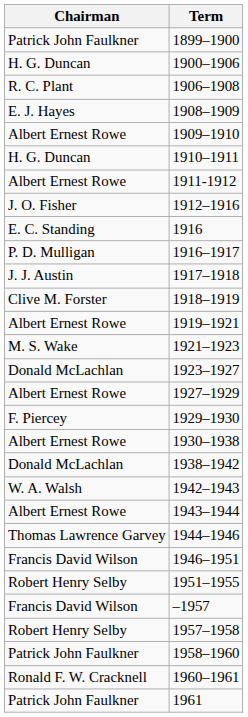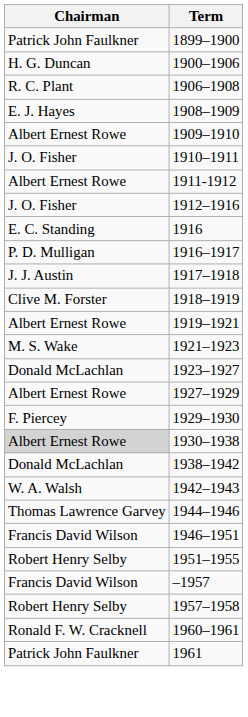(49, 157) H. G. Duncan -> (42, 157) J. O. Fisher
(67, 441) no background -> (67, 441) lightgrey background
- row: (206, 511)
- row: (206, 653)
